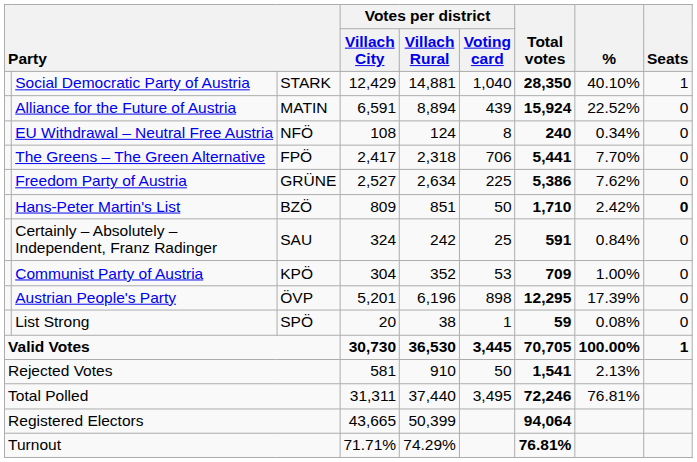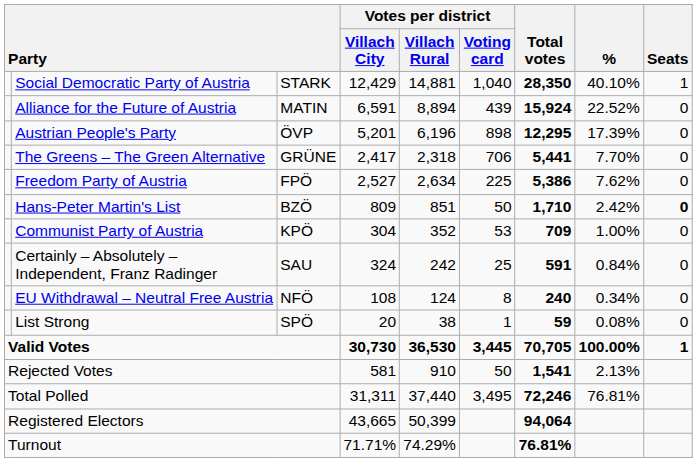rows swapped: (96, 297) <-> (144, 132)
(296, 157) FPÖ -> (308, 157) GRÜNE
(308, 181) GRÜNE -> (296, 181) FPÖ
rows swapped: (109, 273) <-> (116, 239)
